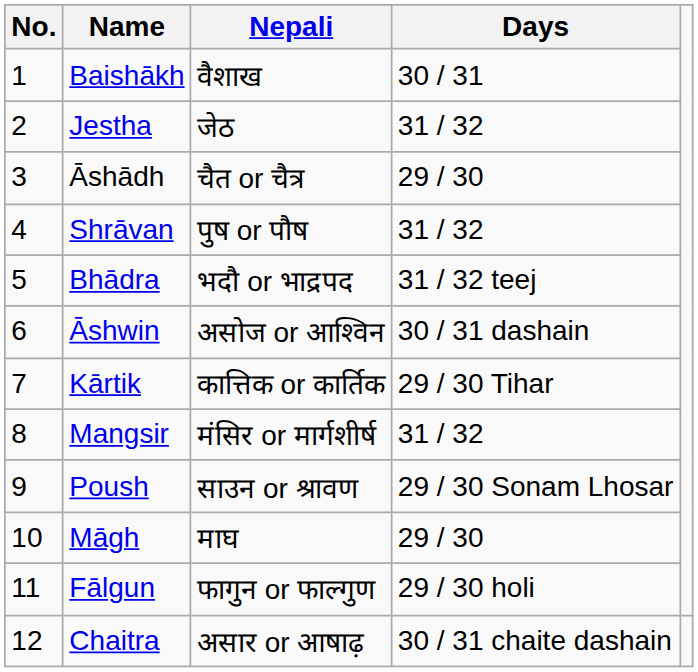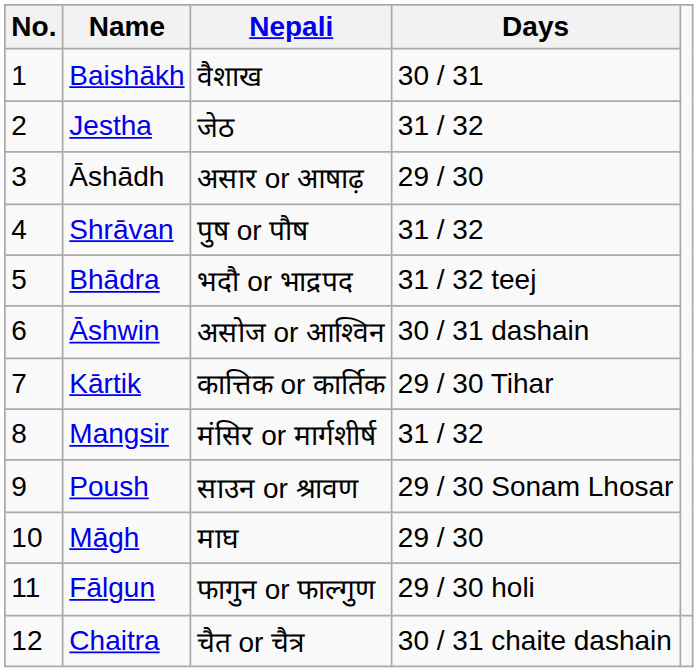(251, 179) चैत or चैत्र -> (281, 179) असार or आषाढ़
(281, 641) असार or आषाढ़ -> (251, 641) चैत or चैत्र
